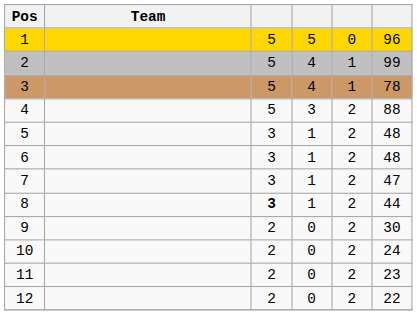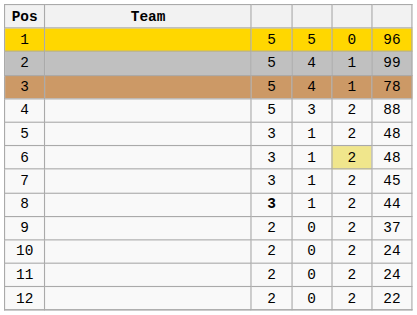(352, 157) no background -> (352, 157) khaki background
(392, 181) 47 -> (392, 181) 45
(392, 228) 30 -> (392, 228) 37
(392, 275) 23 -> (392, 275) 24
